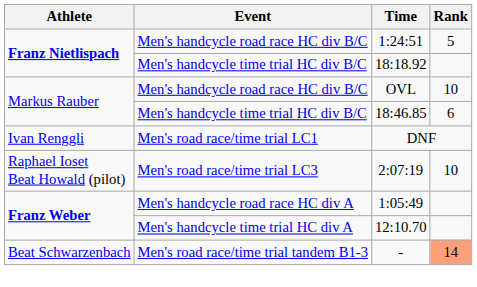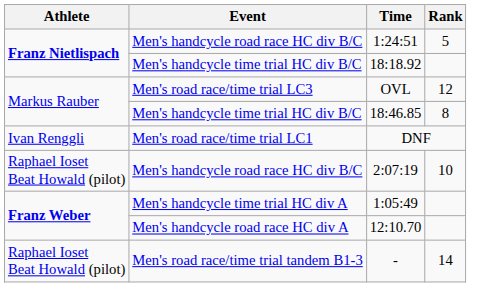(253, 89) Men's handcycle road race HC div B/C -> (222, 89) Men's road race/time trial LC3
(451, 89) 10 -> (445, 89) 12
(451, 113) 6 -> (445, 113) 8
(228, 171) Men's road race/time trial LC3 -> (247, 171) Men's handcycle road race HC div B/C
(246, 203) Men's handcycle road race HC div A -> (240, 203) Men's handcycle time trial HC div A
(245, 228) Men's handcycle time trial HC div A -> (240, 228) Men's handcycle road race HC div A
(69, 252) Beat Schwarzenbach -> (67, 261) Raphael Ioset Beat Howald (pilot)
(451, 252) lightsalmon background -> (445, 261) no background
